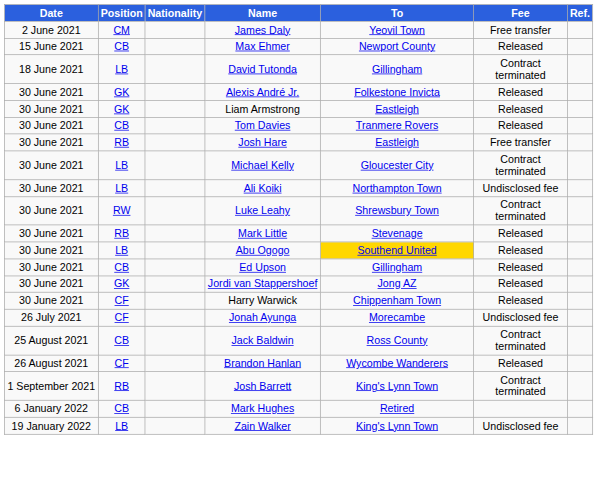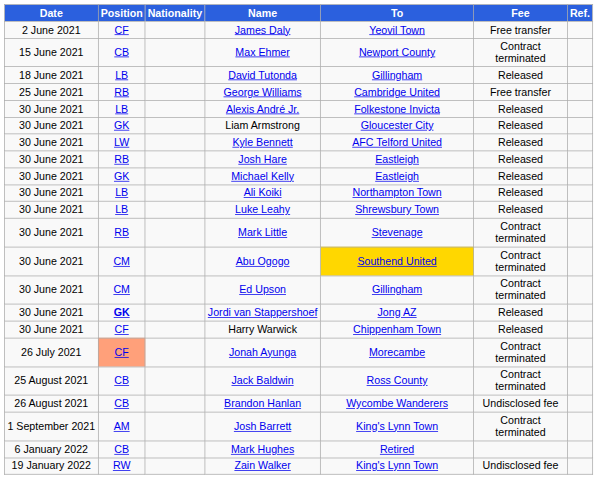(122, 30) CM -> (122, 30) CF
(520, 47) Released -> (520, 53) Contract terminated
(520, 70) Contract terminated -> (520, 76) Released
+ row: (263, 92)
(122, 92) GK -> (122, 109) LB
(397, 109) Eastleigh -> (397, 126) Gloucester City
+ row: (263, 143)
- row: (263, 126)
(520, 143) Free transfer -> (520, 160) Released
(122, 166) LB -> (122, 177) GK
(397, 166) Gloucester City -> (397, 177) Eastleigh
(520, 166) Contract terminated -> (520, 177) Released
(520, 188) Undisclosed fee -> (520, 193) Released
(122, 211) RW -> (122, 210) LB
(520, 211) Contract terminated -> (520, 210) Released
(520, 234) Released -> (520, 233) Contract terminated
(122, 251) LB -> (122, 262) CM
(520, 251) Released -> (520, 262) Contract terminated
(122, 268) CB -> (122, 290) CM
(520, 268) Released -> (520, 290) Contract terminated
(122, 284) normal -> (122, 313) bold
(122, 318) no background -> (122, 353) lightsalmon background
(520, 318) Undisclosed fee -> (520, 353) Contract terminated
(122, 364) CF -> (122, 404) CB
(520, 364) Released -> (520, 404) Undisclosed fee
(122, 386) RB -> (122, 427) AM
(122, 426) LB -> (122, 466) RW
